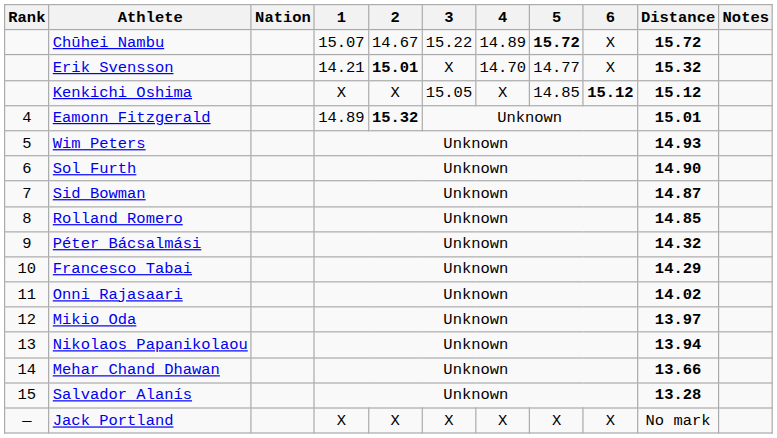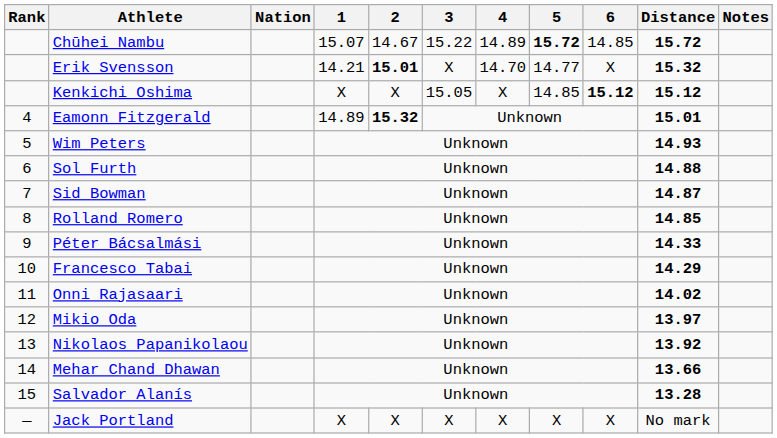(610, 42) X -> (610, 42) 14.85
(678, 168) 14.90 -> (678, 168) 14.88
(678, 244) 14.32 -> (678, 244) 14.33
(678, 345) 13.94 -> (678, 345) 13.92
